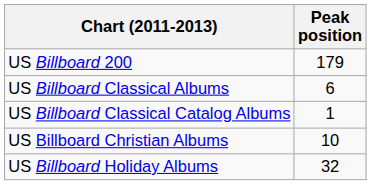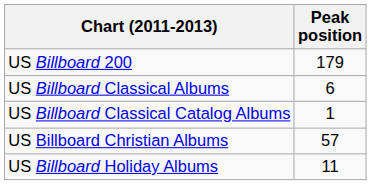(330, 140) 10 -> (330, 140) 57
(330, 166) 32 -> (330, 166) 11
